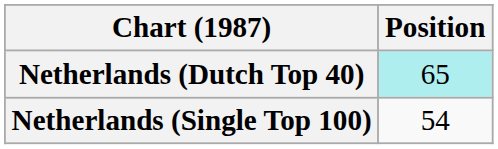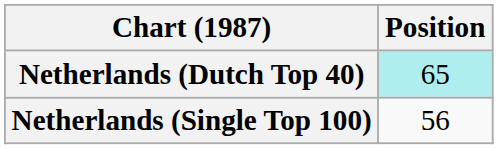(435, 119) 54 -> (435, 119) 56
